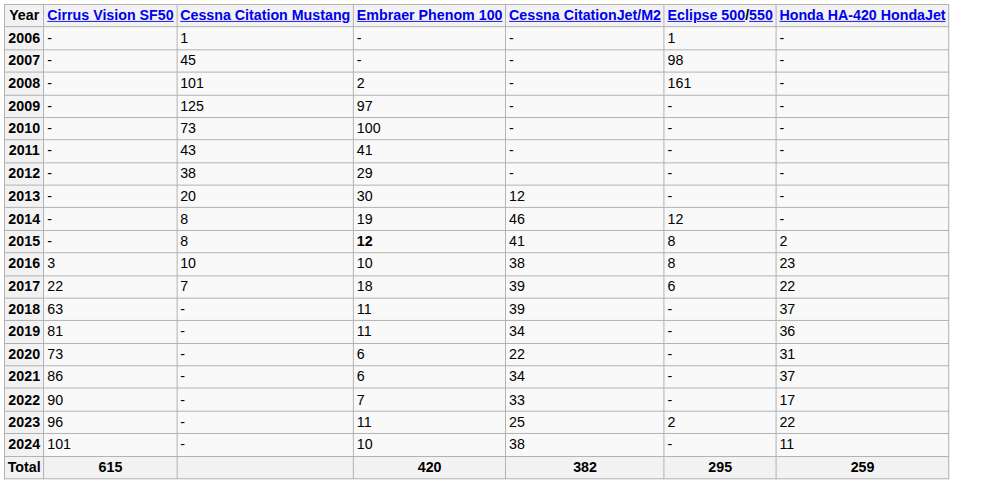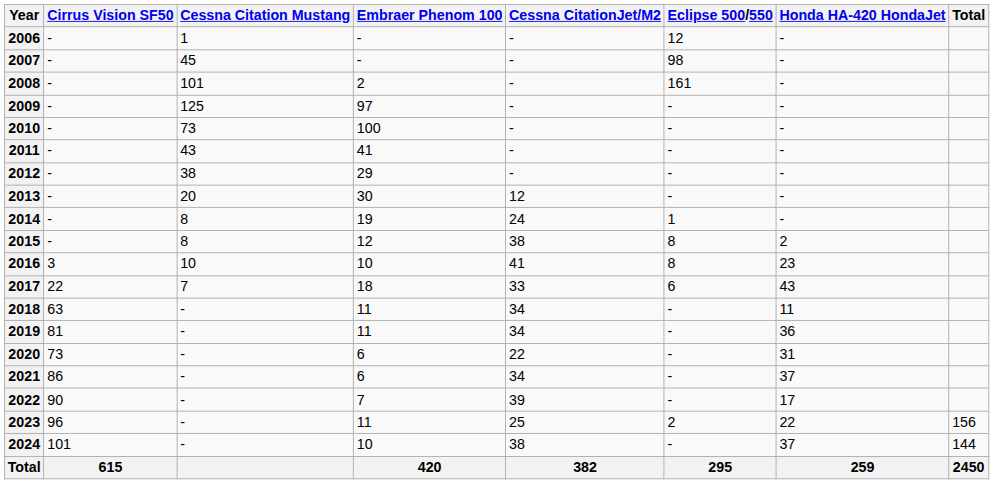+ column: (969, 15)
(672, 38) 1 -> (675, 38) 12
(517, 219) 46 -> (517, 219) 24
(675, 219) 12 -> (672, 219) 1
(365, 241) bold -> (365, 241) normal
(517, 241) 41 -> (517, 241) 38
(517, 264) 38 -> (517, 264) 41
(517, 286) 39 -> (517, 286) 33
(787, 286) 22 -> (787, 286) 43
(517, 309) 39 -> (517, 309) 34
(787, 309) 37 -> (787, 309) 11
(517, 399) 33 -> (517, 399) 39
(787, 444) 11 -> (787, 444) 37
